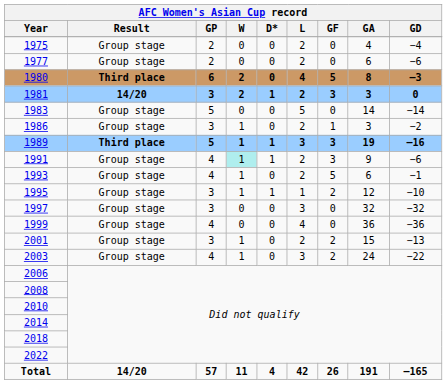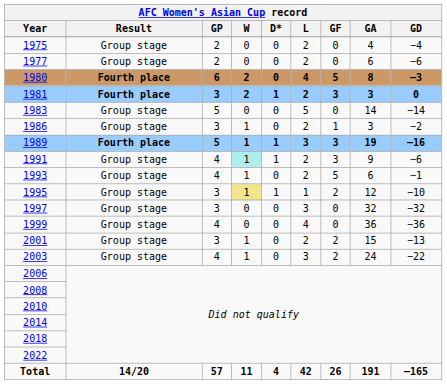(132, 78) Third place -> (134, 78) Fourth place
(132, 94) 14/20 -> (134, 94) Fourth place
(132, 143) Third place -> (134, 143) Fourth place
(242, 192) no background -> (246, 192) khaki background
